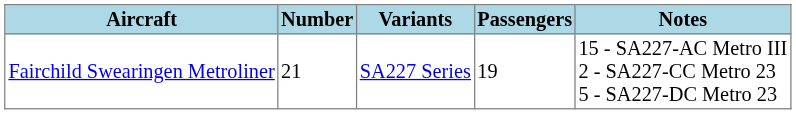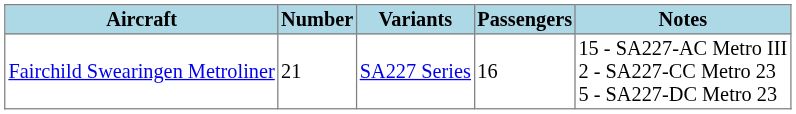(487, 71) 19 -> (487, 71) 16
